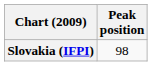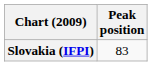(122, 50) 98 -> (122, 50) 83
